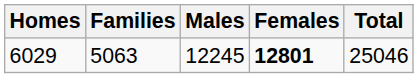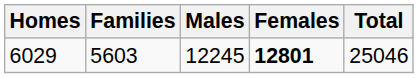(114, 55) 5063 -> (114, 55) 5603
